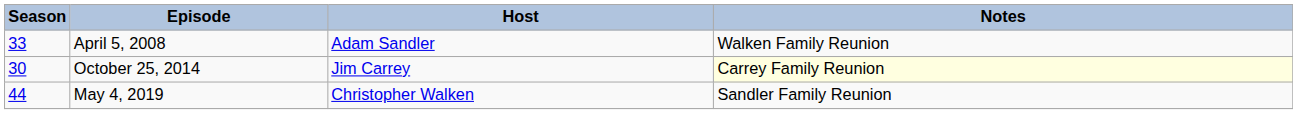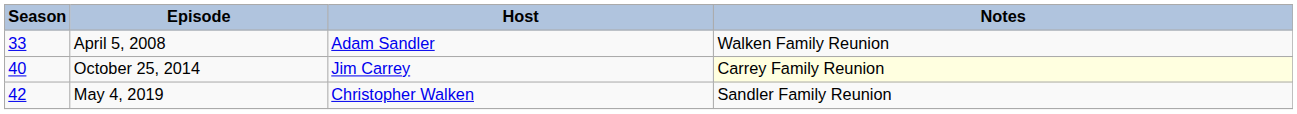(17, 69) 30 -> (17, 69) 40
(17, 95) 44 -> (17, 95) 42
